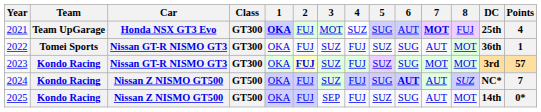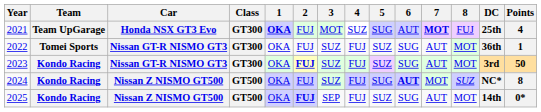(436, 63) MOT -> (436, 63) AUT
(520, 63) 57 -> (520, 63) 50
(436, 80) AUT -> (436, 80) MOT
(520, 80) 7 -> (520, 80) 8
(305, 97) normal -> (305, 97) bold
